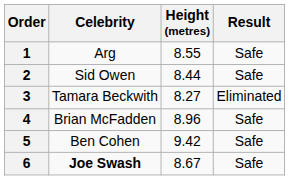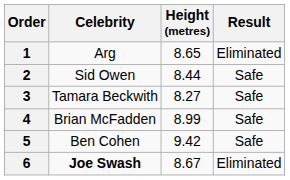(187, 53) 8.55 -> (187, 53) 8.65
(249, 53) Safe -> (249, 53) Eliminated
(249, 97) Eliminated -> (249, 97) Safe
(187, 119) 8.96 -> (187, 119) 8.99
(249, 163) Safe -> (249, 163) Eliminated
